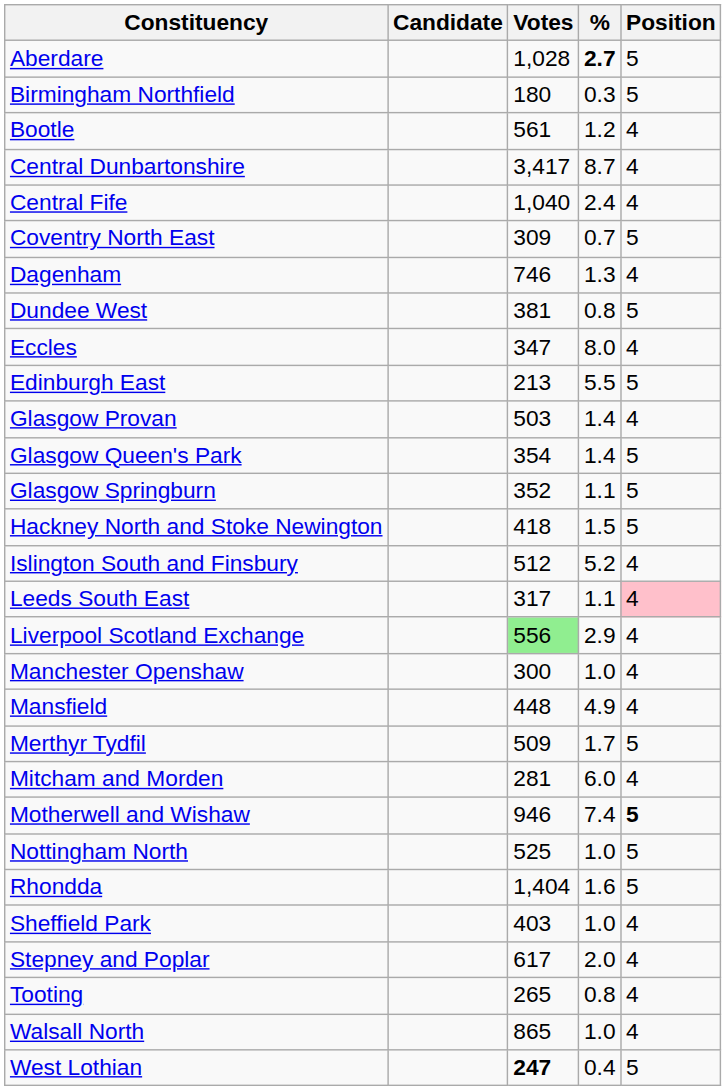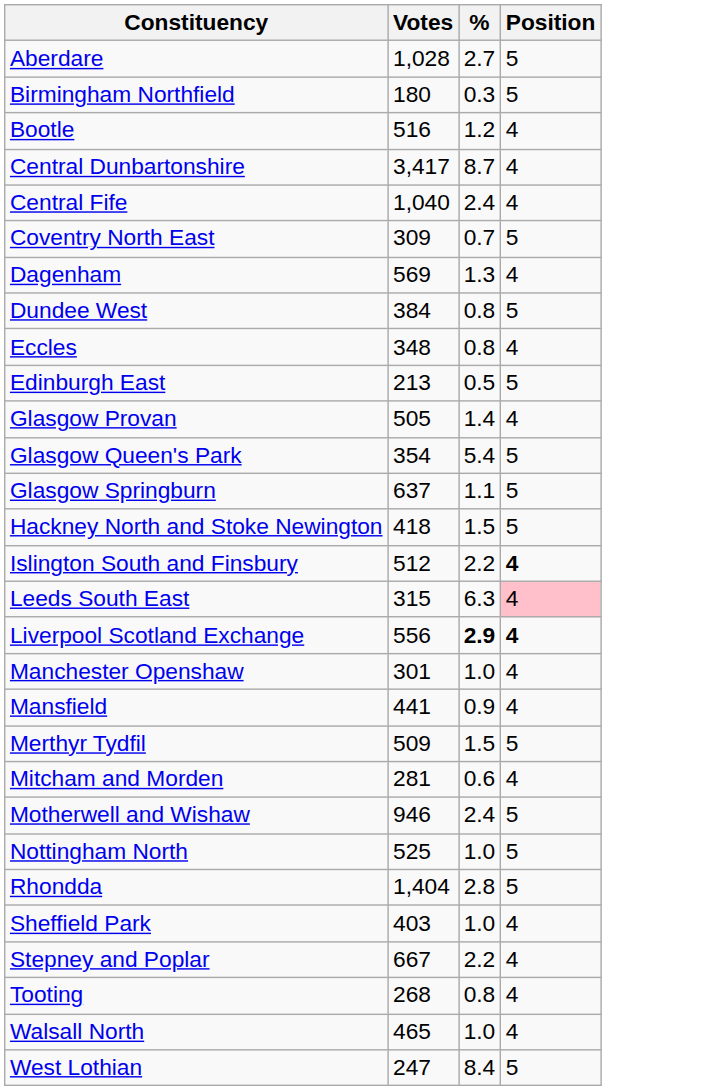- column: (448, 22)
(600, 58) bold -> (479, 58) normal
(532, 130) 561 -> (412, 130) 516
(532, 274) 746 -> (412, 274) 569
(532, 310) 381 -> (412, 310) 384
(532, 346) 347 -> (412, 346) 348
(600, 346) 8.0 -> (479, 346) 0.8
(600, 382) 5.5 -> (479, 382) 0.5
(532, 418) 503 -> (412, 418) 505
(600, 454) 1.4 -> (479, 454) 5.4
(532, 490) 352 -> (412, 490) 637
(600, 563) 5.2 -> (479, 563) 2.2
(632, 563) normal -> (512, 563) bold
(532, 599) 317 -> (412, 599) 315
(600, 599) 1.1 -> (479, 599) 6.3
(532, 635) lightgreen background -> (412, 635) no background
(600, 635) normal -> (479, 635) bold
(632, 635) normal -> (512, 635) bold
(532, 671) 300 -> (412, 671) 301
(532, 707) 448 -> (412, 707) 441
(600, 707) 4.9 -> (479, 707) 0.9
(600, 743) 1.7 -> (479, 743) 1.5
(600, 779) 6.0 -> (479, 779) 0.6
(600, 815) 7.4 -> (479, 815) 2.4
(632, 815) bold -> (512, 815) normal
(600, 887) 1.6 -> (479, 887) 2.8
(532, 959) 617 -> (412, 959) 667
(600, 959) 2.0 -> (479, 959) 2.2
(532, 995) 265 -> (412, 995) 268
(532, 1031) 865 -> (412, 1031) 465
(532, 1067) bold -> (412, 1067) normal
(600, 1067) 0.4 -> (479, 1067) 8.4
